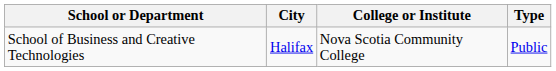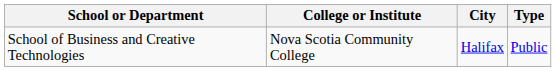columns swapped: (412, 15) <-> (292, 15)
